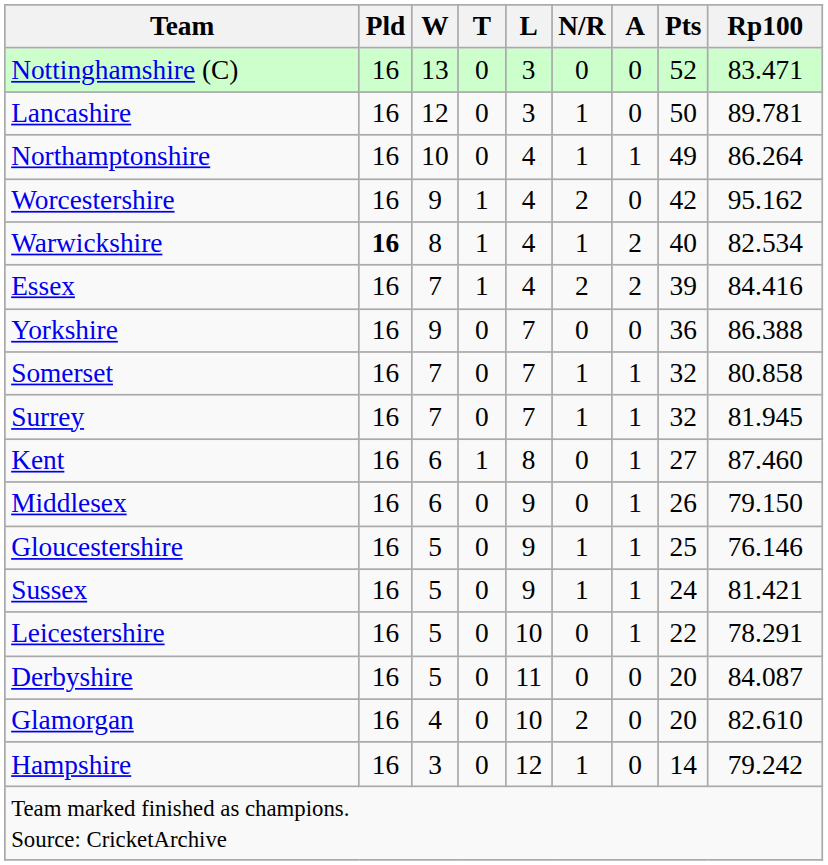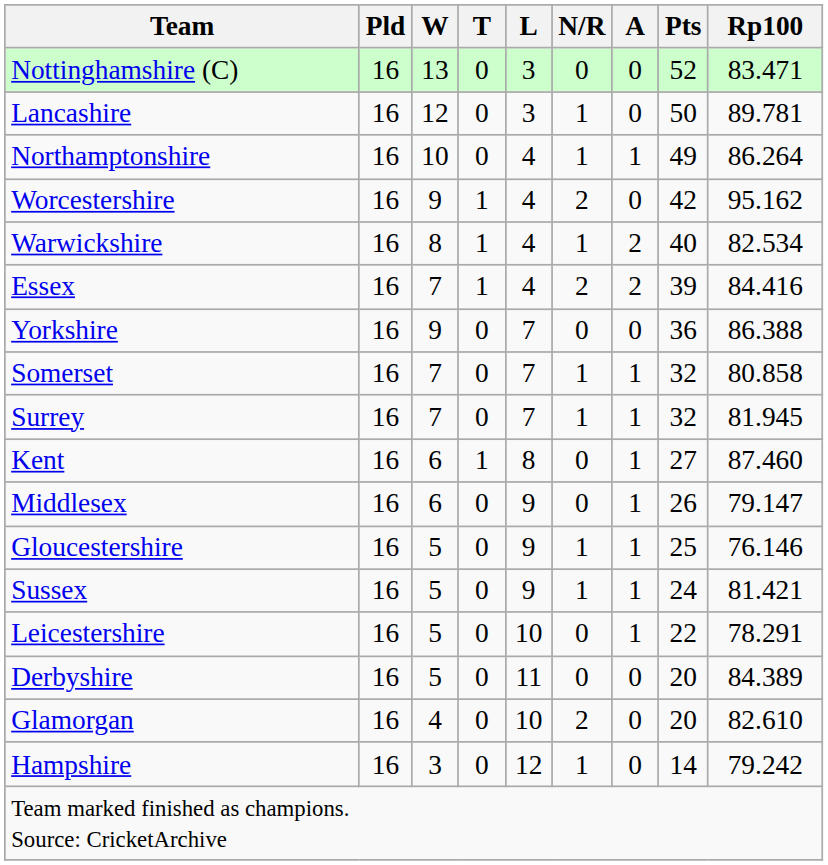(386, 243) bold -> (386, 243) normal
(765, 503) 79.150 -> (765, 503) 79.147
(765, 677) 84.087 -> (765, 677) 84.389
